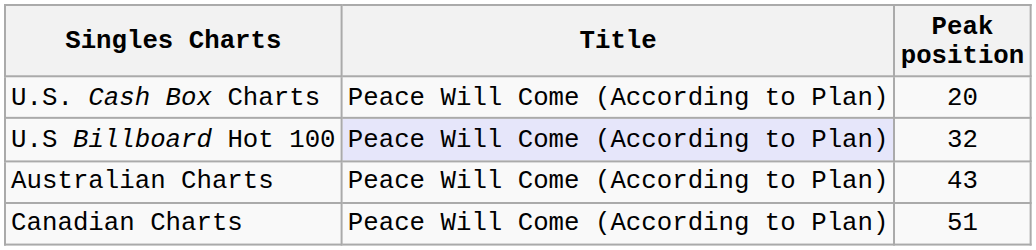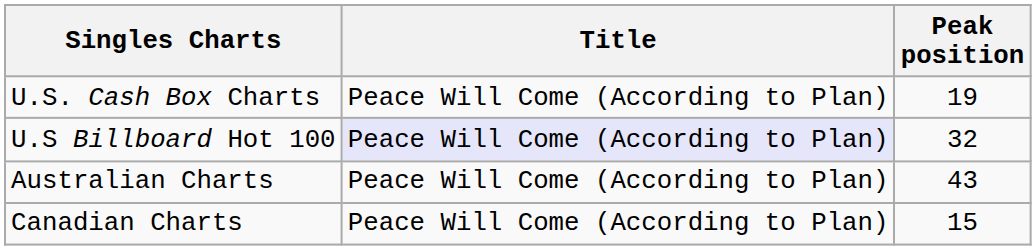(962, 98) 20 -> (962, 98) 19
(962, 223) 51 -> (962, 223) 15
